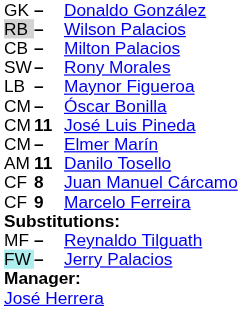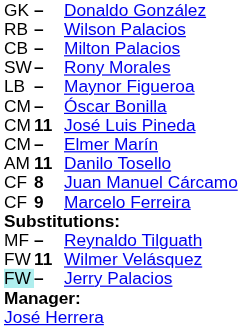(16, 29) lightgrey background -> (16, 29) no background
+ row: (133, 259)
